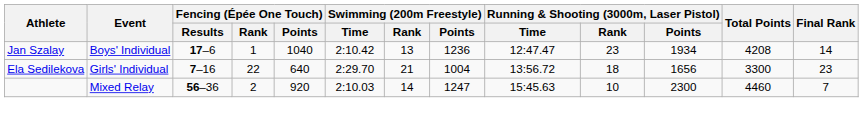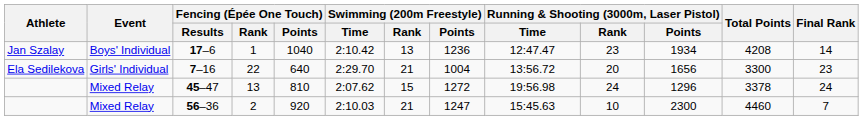(613, 69) 18 -> (613, 69) 20
+ row: (203, 88)
(407, 88) 14 -> (407, 106) 21
